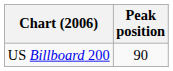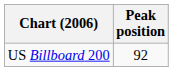(141, 54) 90 -> (141, 54) 92
